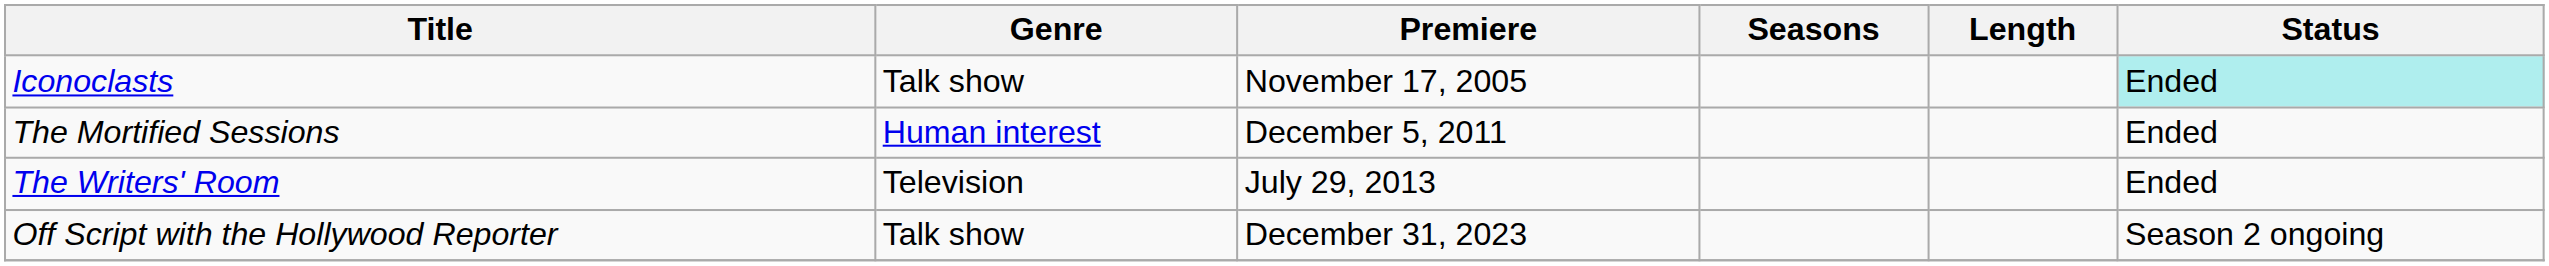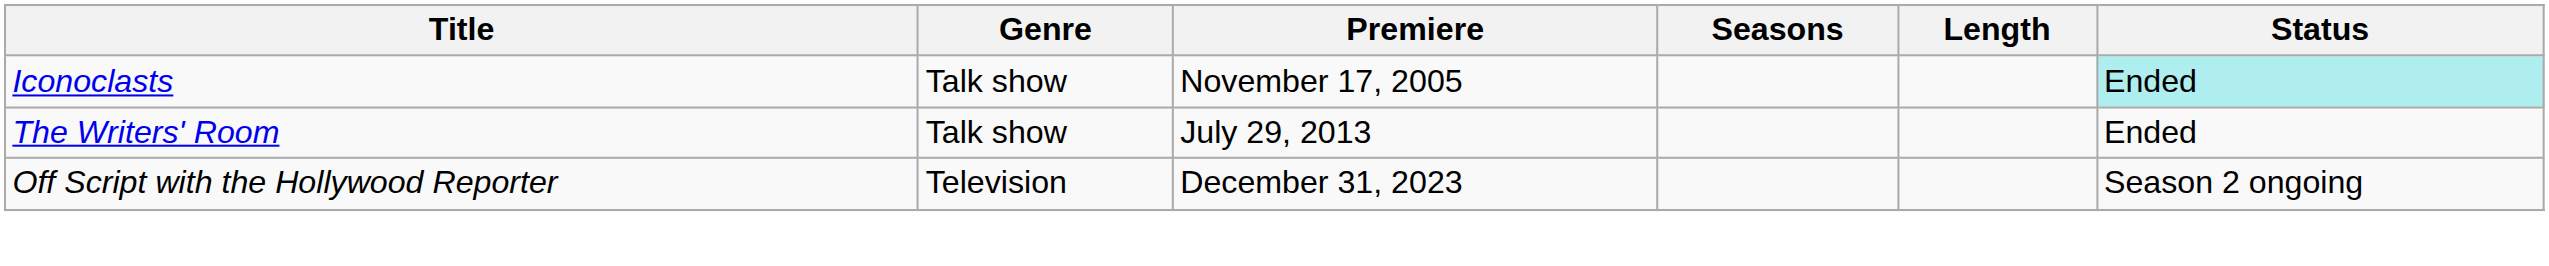- row: (176, 132)
(953, 183) Television -> (996, 132) Talk show
(953, 234) Talk show -> (996, 183) Television
